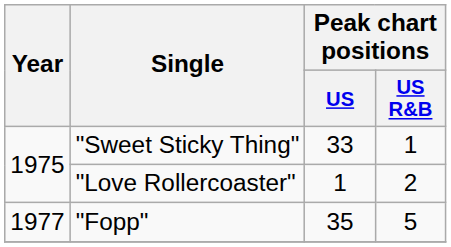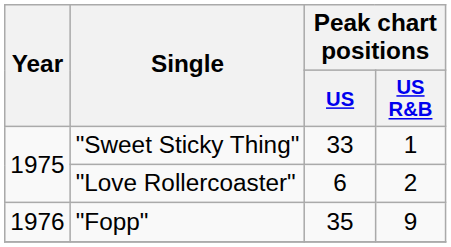(340, 183) 1 -> (340, 183) 6
(37, 222) 1977 -> (37, 222) 1976
(411, 222) 5 -> (411, 222) 9
